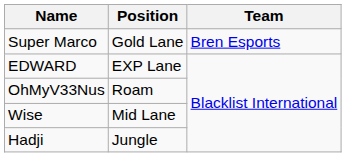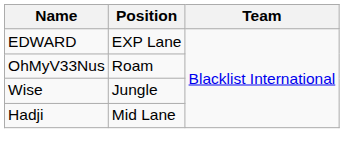- row: (52, 41)
(144, 115) Mid Lane -> (135, 90) Jungle
(135, 139) Jungle -> (144, 115) Mid Lane
